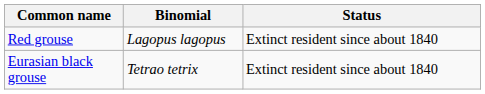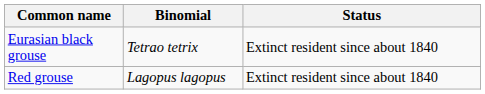rows swapped: (40, 38) <-> (50, 69)
